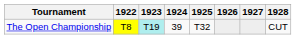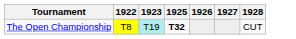- column: (177, 12)
(202, 27) normal -> (177, 27) bold
